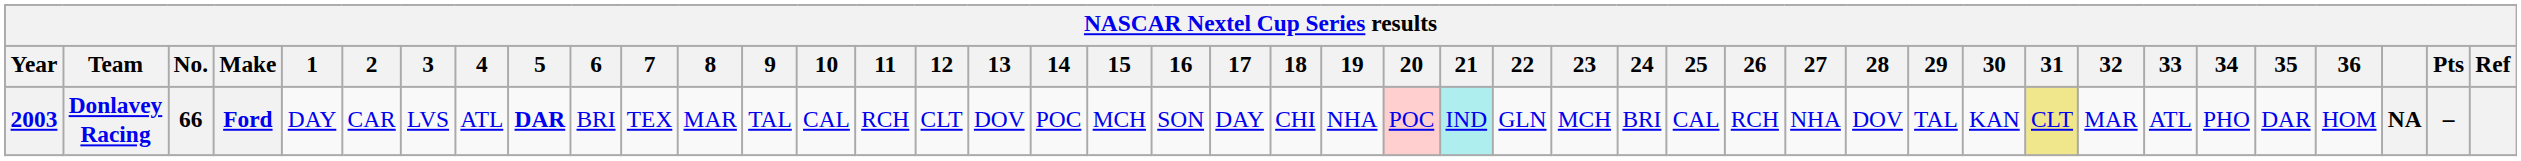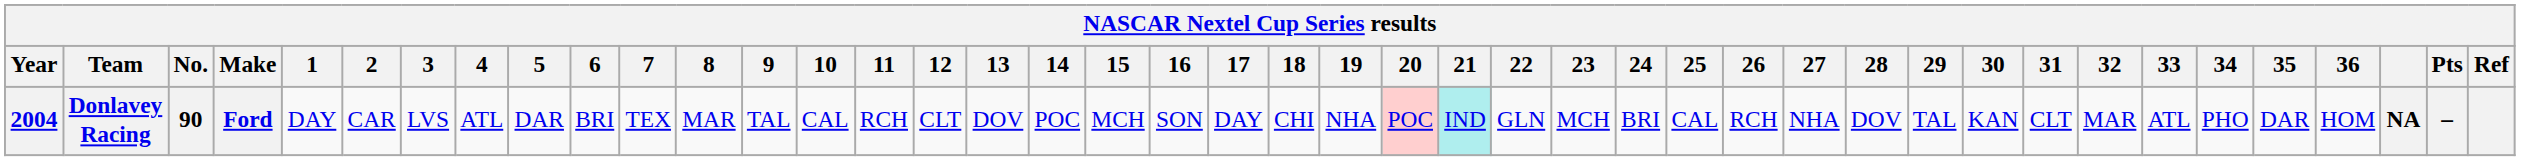(34, 120) 2003 -> (34, 120) 2004
(191, 120) 66 -> (191, 120) 90
(540, 120) bold -> (539, 120) normal
(2052, 120) khaki background -> (2051, 120) no background
